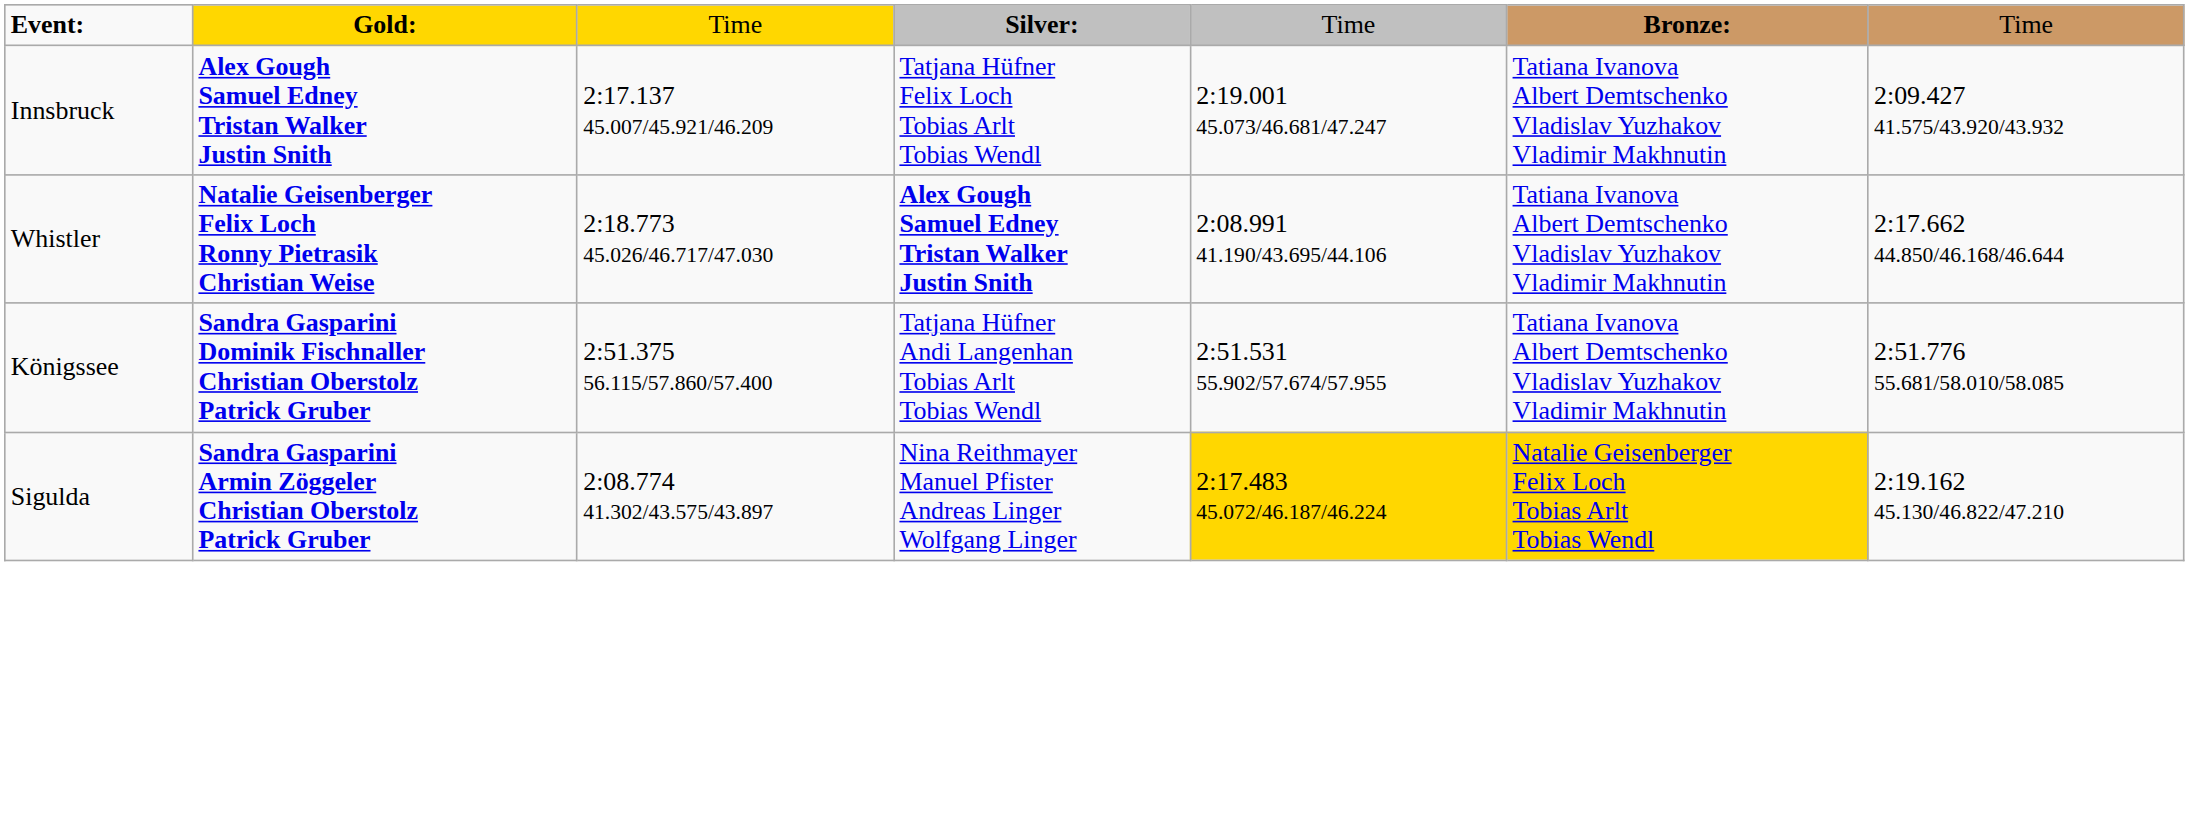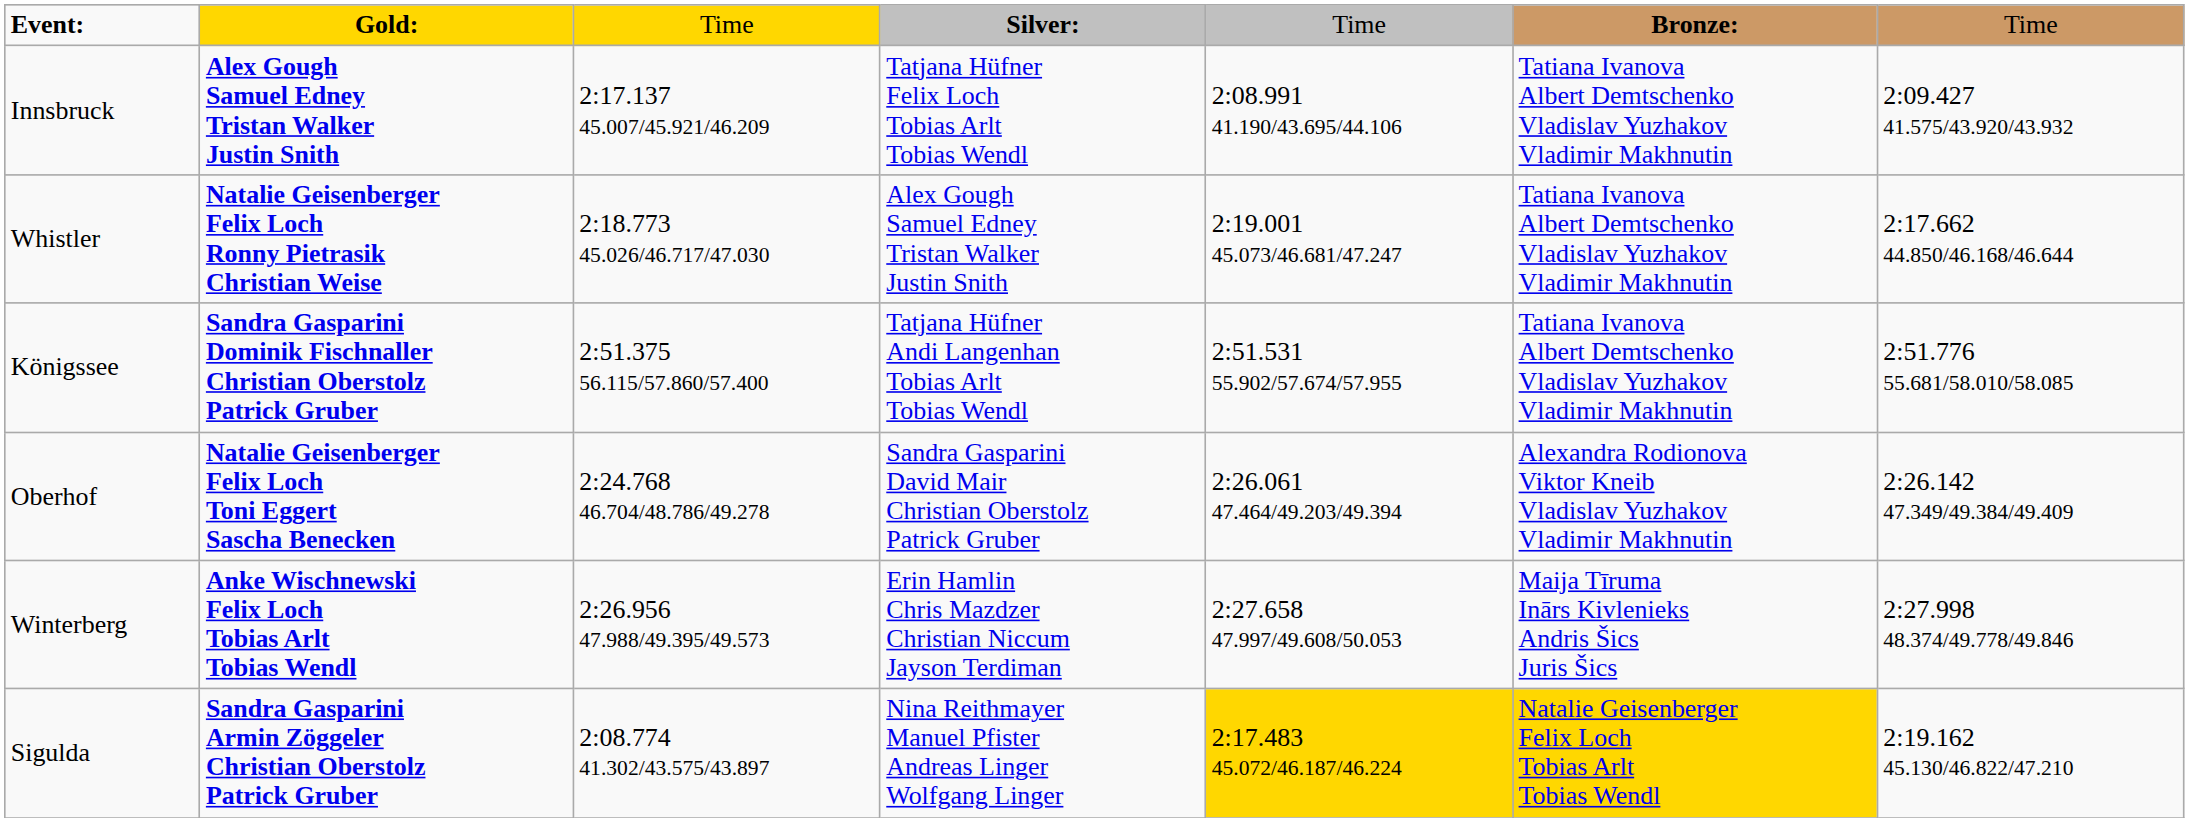(1291, 109) 2:19.001 45.073/46.681/47.247 -> (1307, 109) 2:08.991 41.190/43.695/44.106
(984, 238) bold -> (963, 238) normal
(1291, 238) 2:08.991 41.190/43.695/44.106 -> (1307, 238) 2:19.001 45.073/46.681/47.247
+ row: (54, 495)
+ row: (69, 624)
